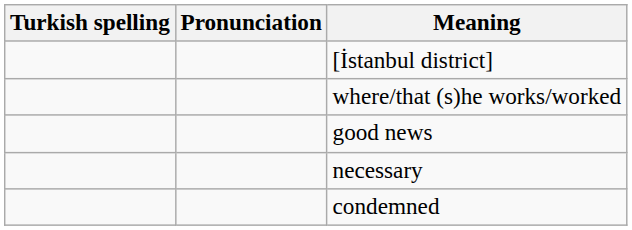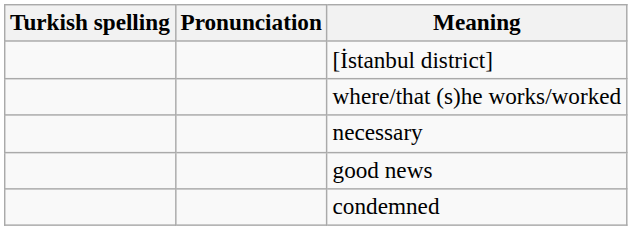rows swapped: (382, 133) <-> (378, 170)
